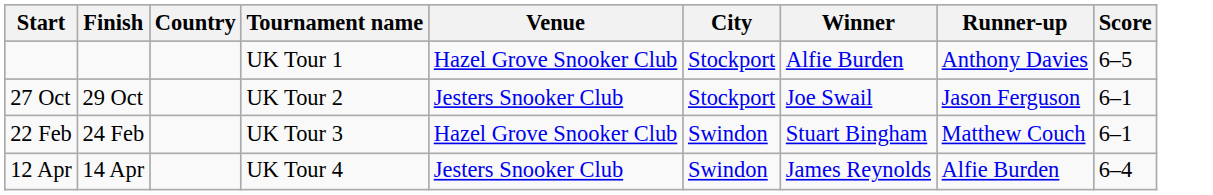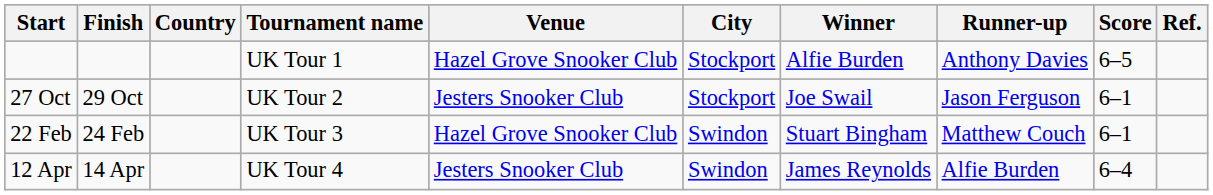+ column: (1182, 22)
